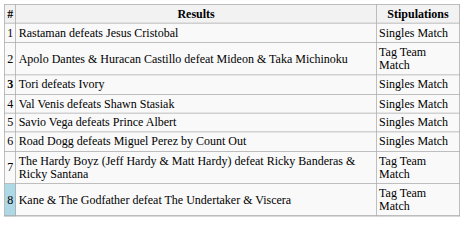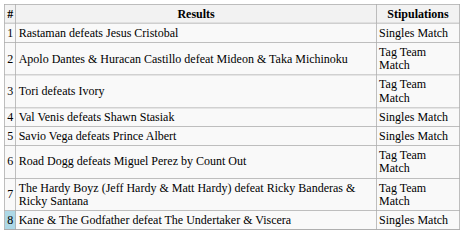(10, 84) bold -> (10, 91) normal
(414, 84) Singles Match -> (403, 91) Tag Team Match
(414, 141) Singles Match -> (403, 161) Tag Team Match
(403, 200) Tag Team Match -> (414, 220) Singles Match
